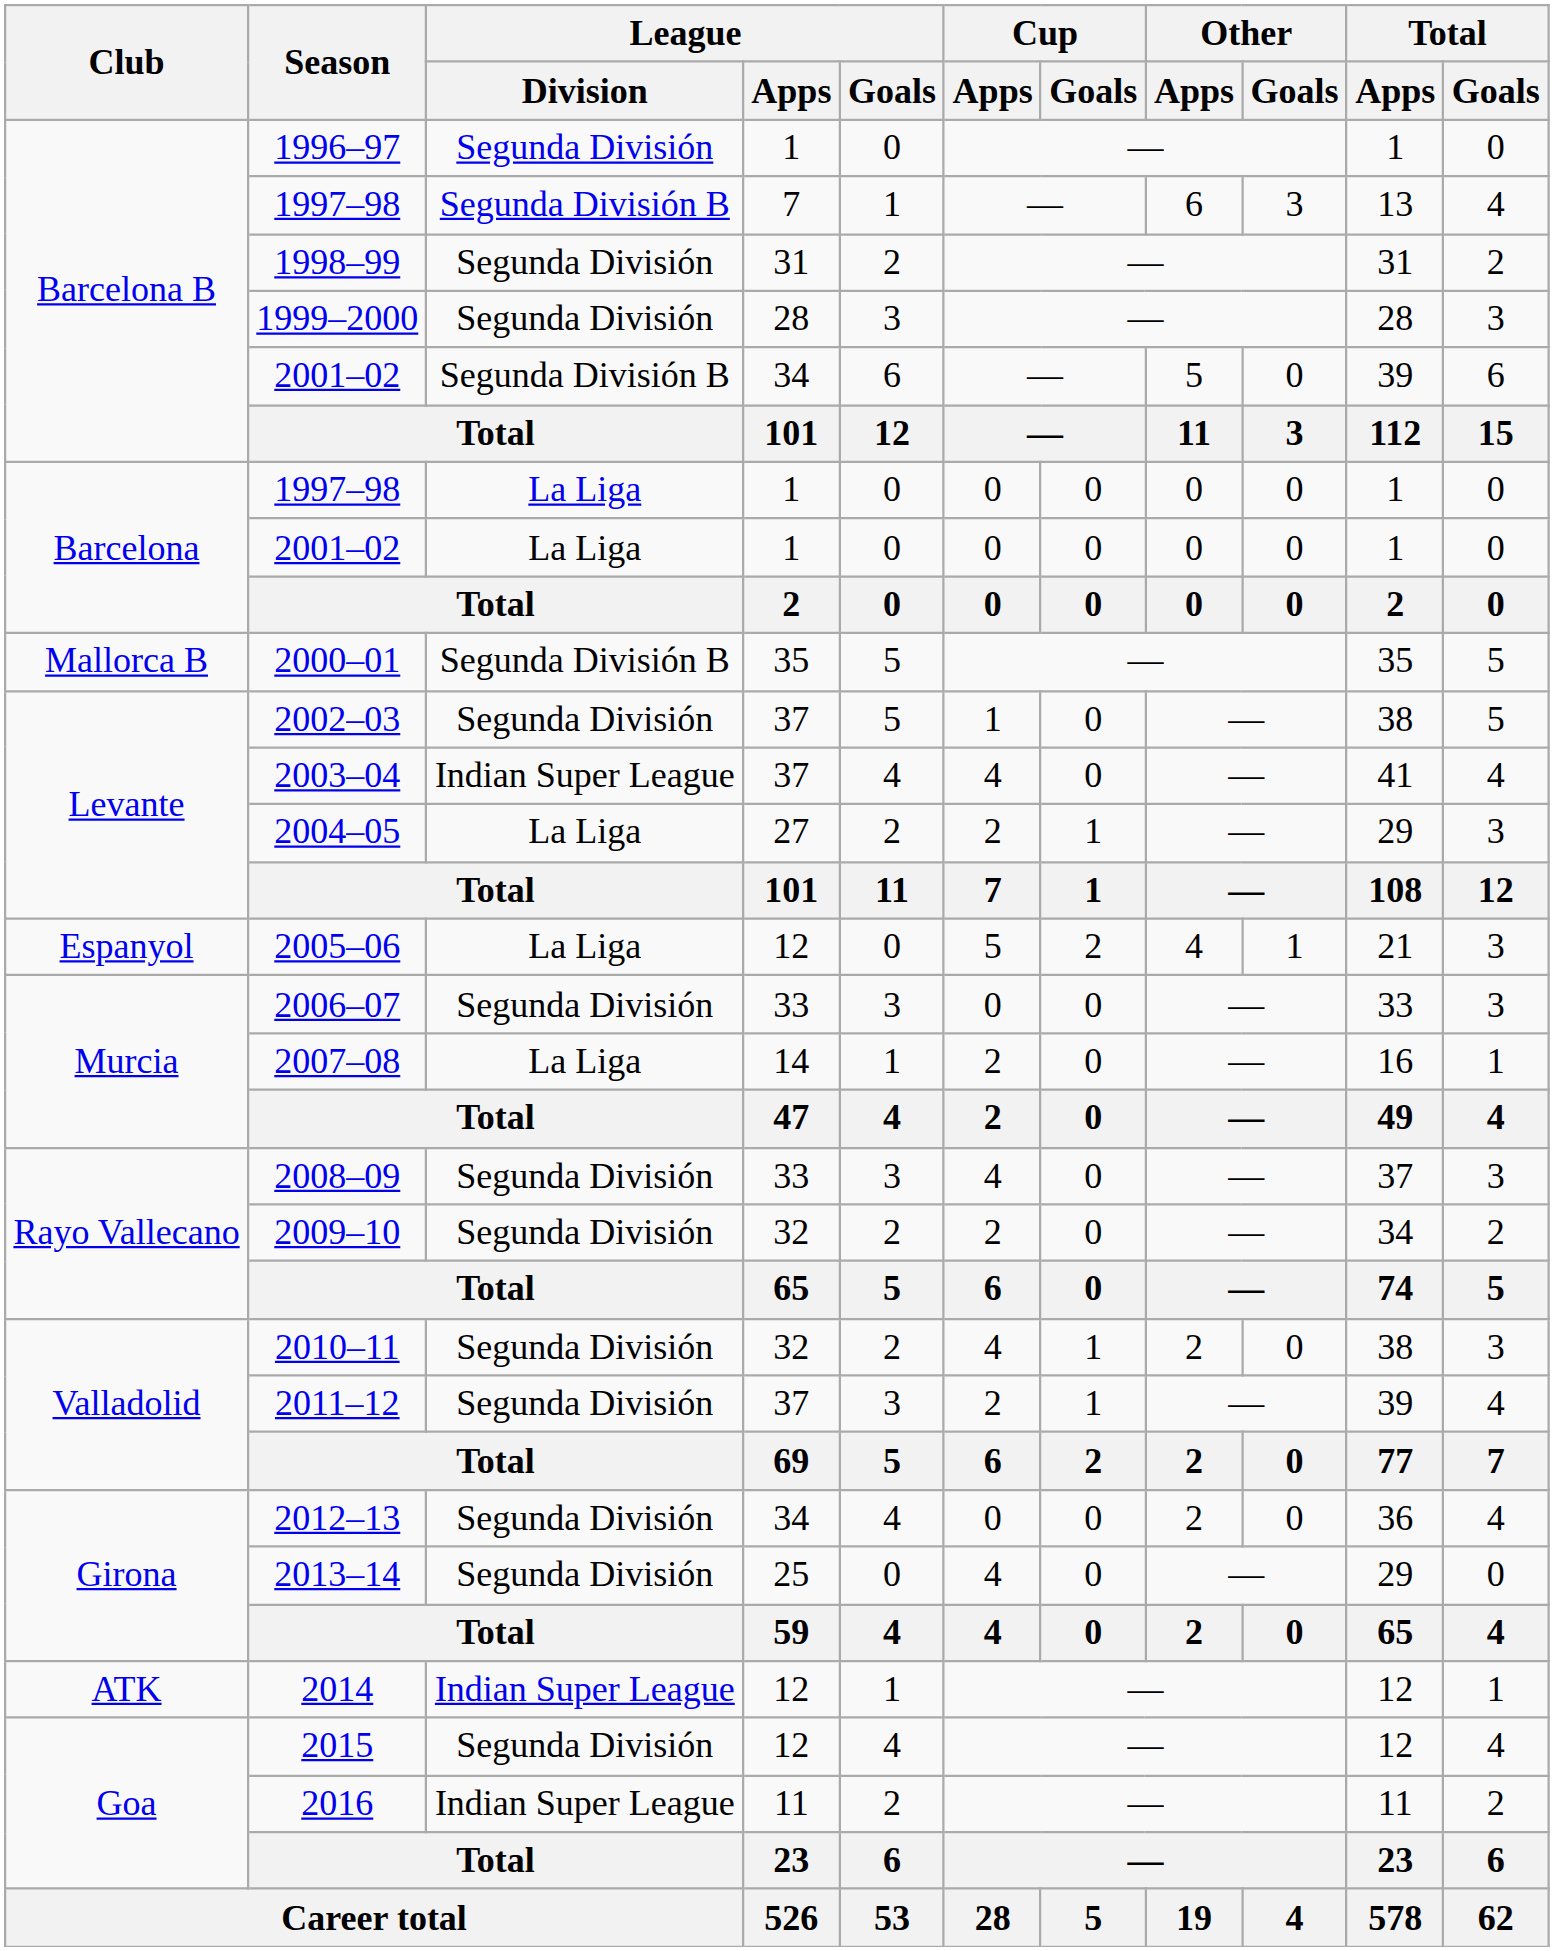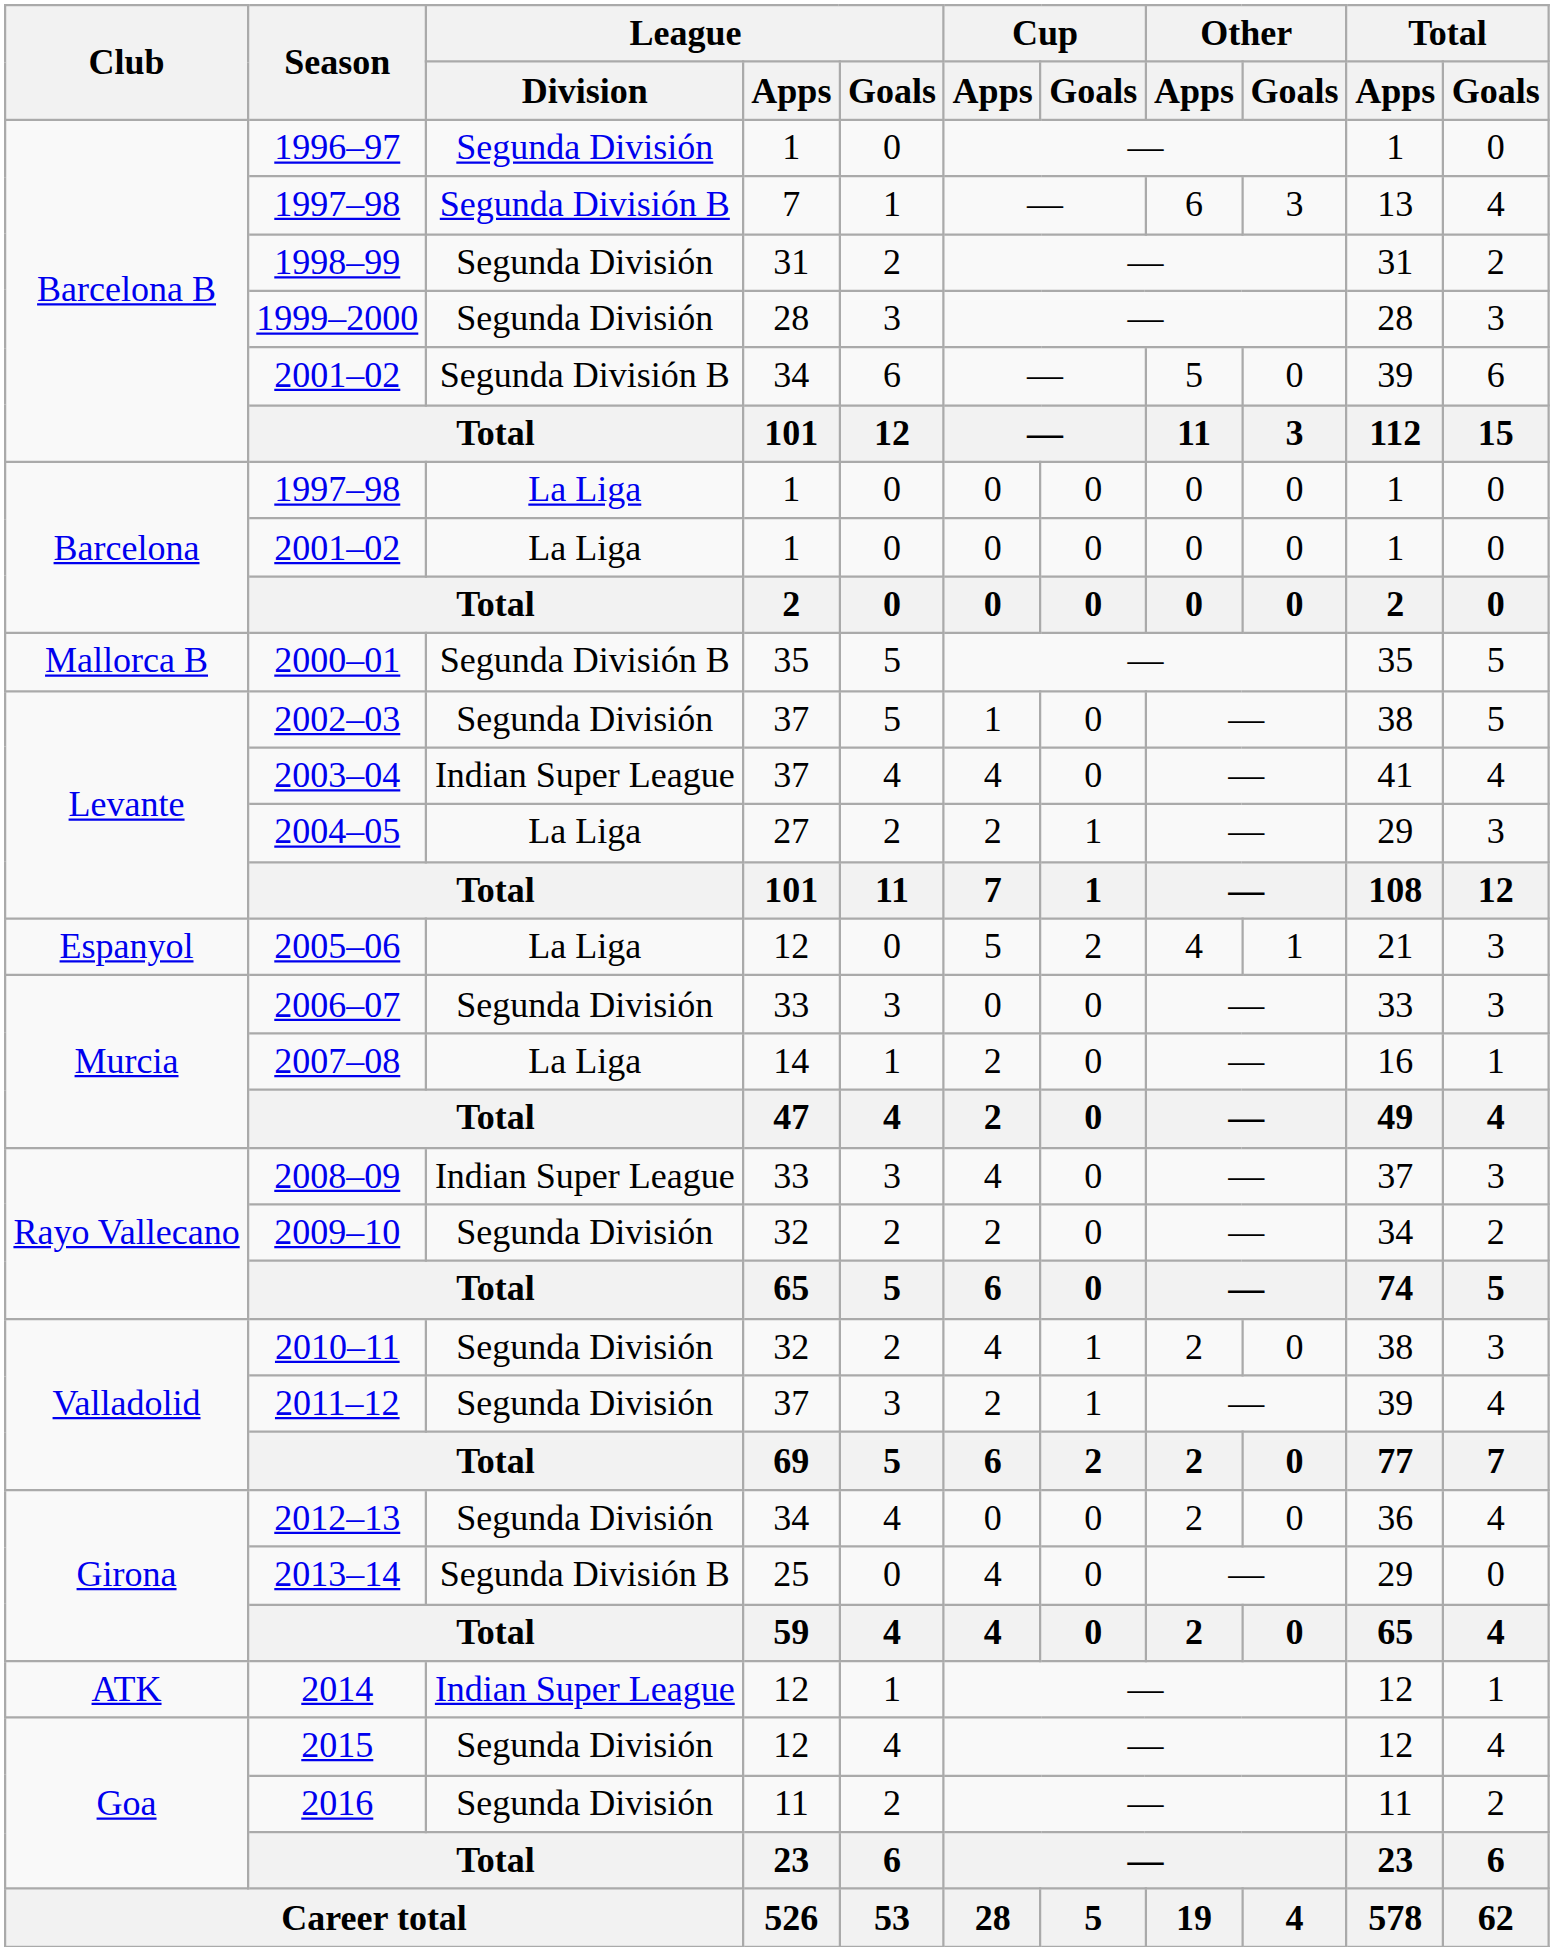(585, 1174) Segunda División -> (585, 1174) Indian Super League
(585, 1574) Segunda División -> (585, 1574) Segunda División B
(585, 1802) Indian Super League -> (585, 1802) Segunda División
